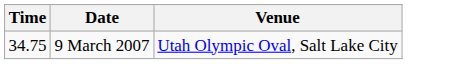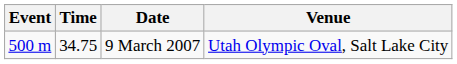+ column: (30, 17)
